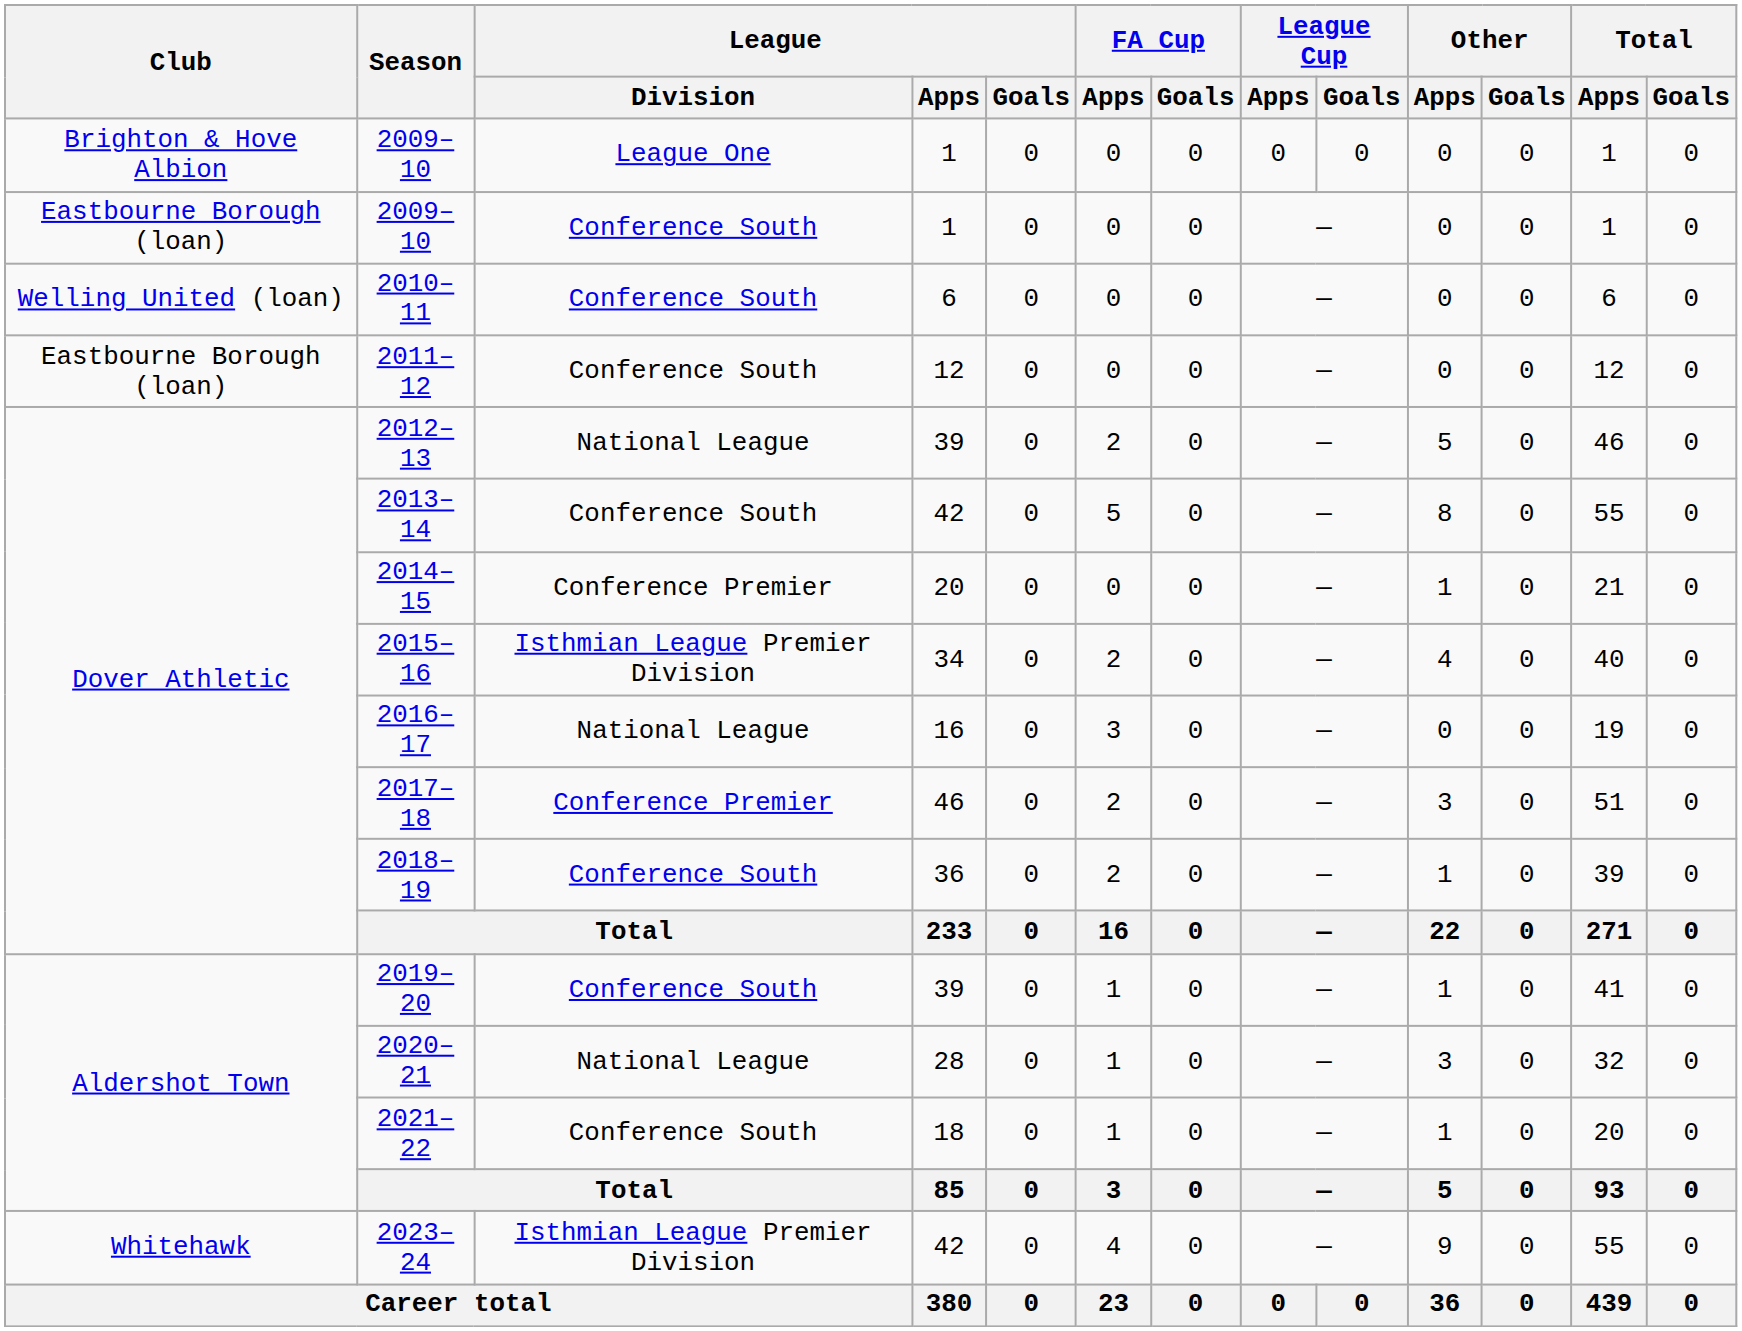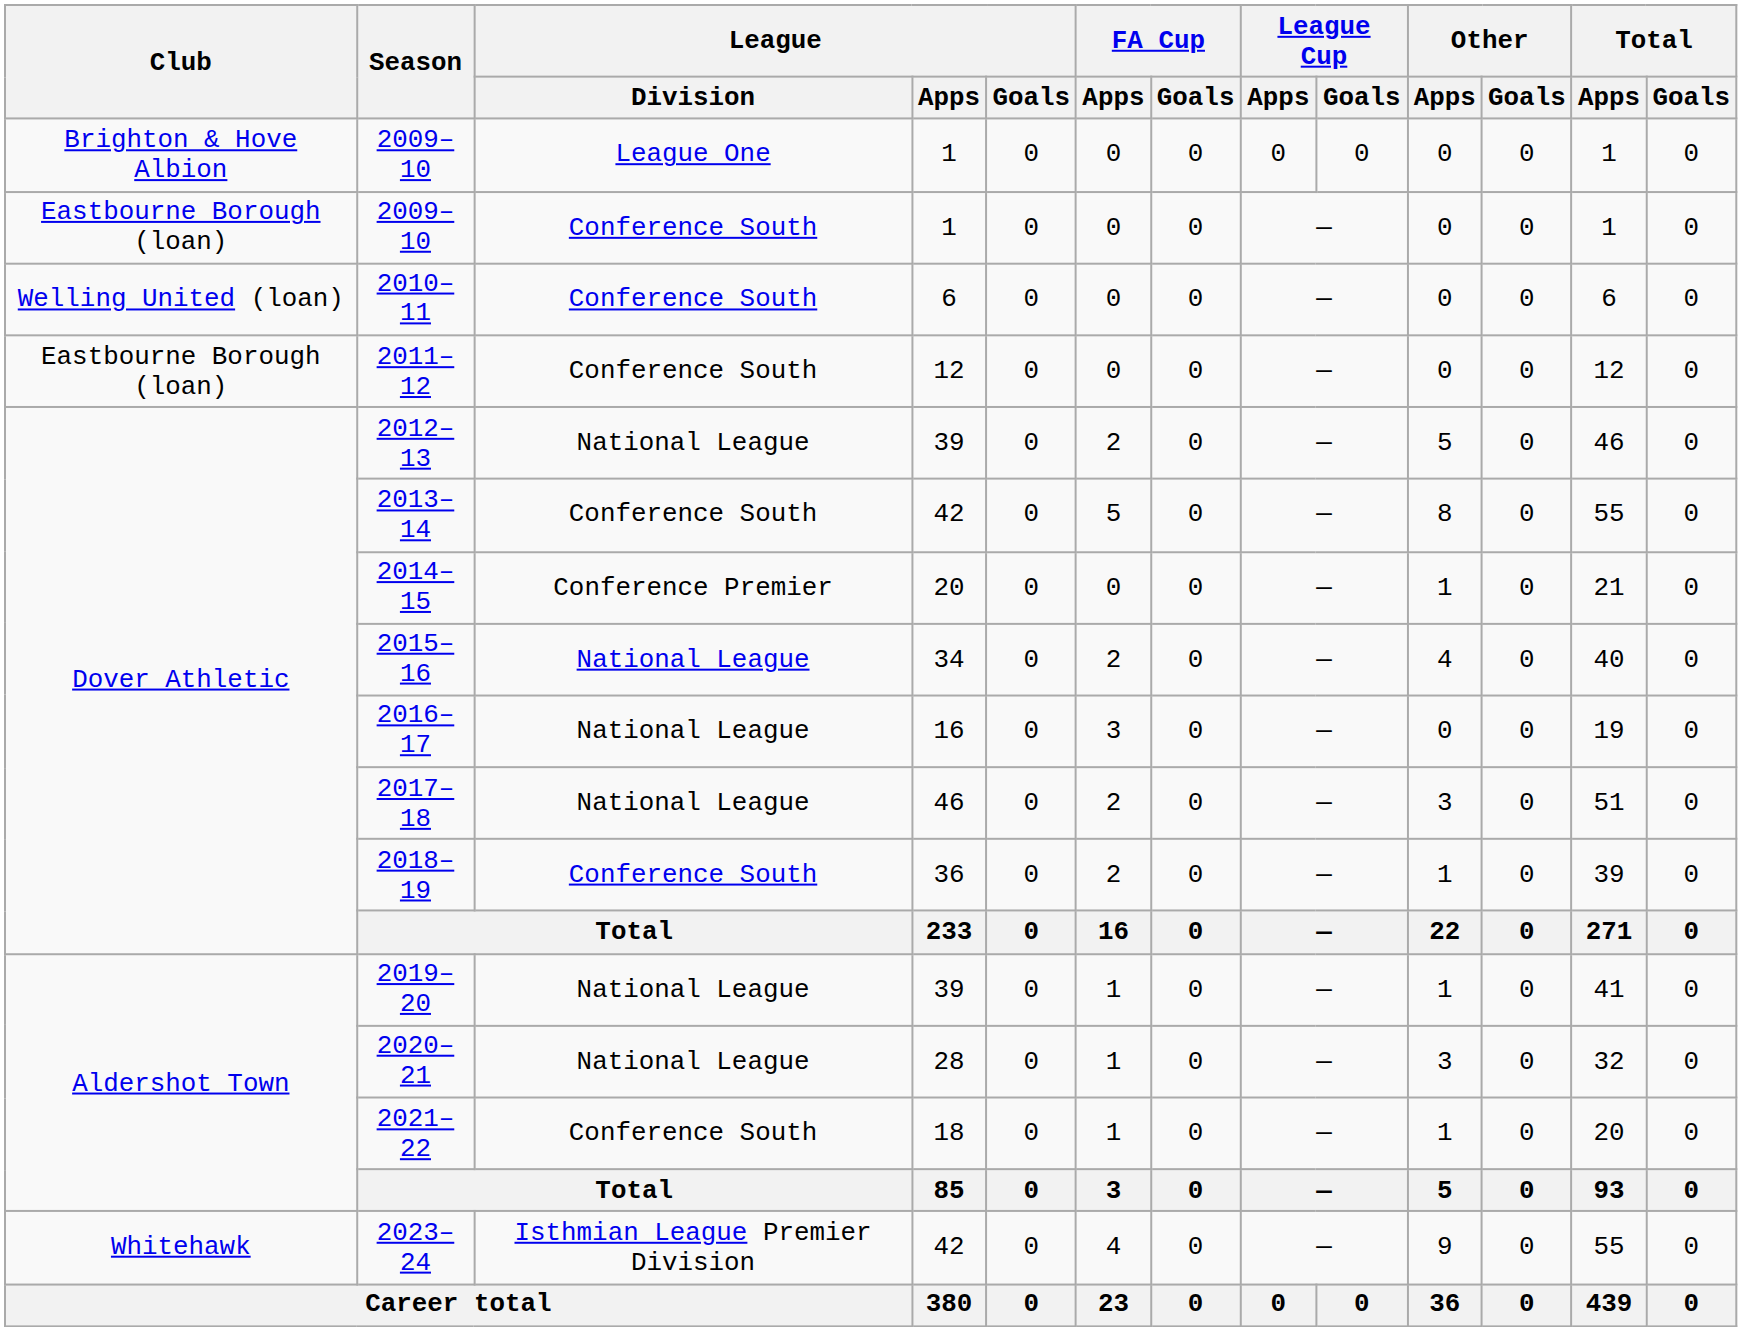(693, 659) Isthmian League Premier Division -> (693, 659) National League
(693, 803) Conference Premier -> (693, 803) National League
(693, 989) Conference South -> (693, 989) National League
